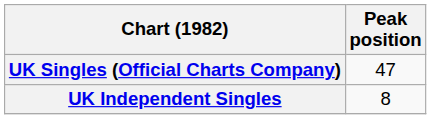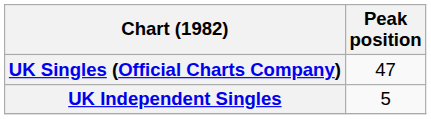(386, 98) 8 -> (386, 98) 5
